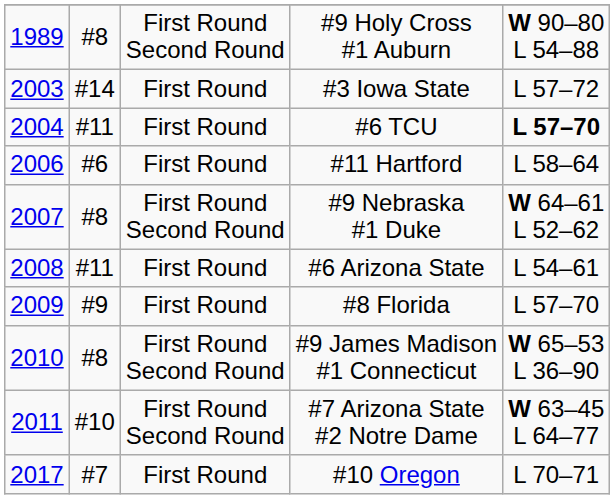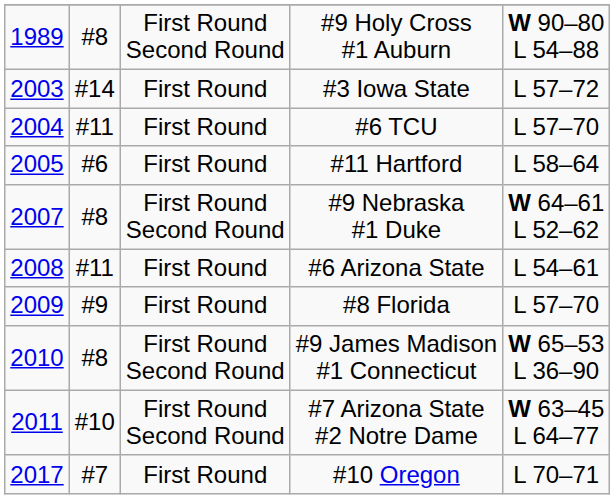(556, 126) bold -> (556, 126) normal
(37, 164) 2006 -> (37, 164) 2005
